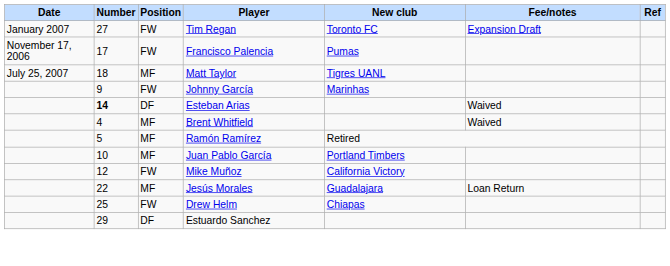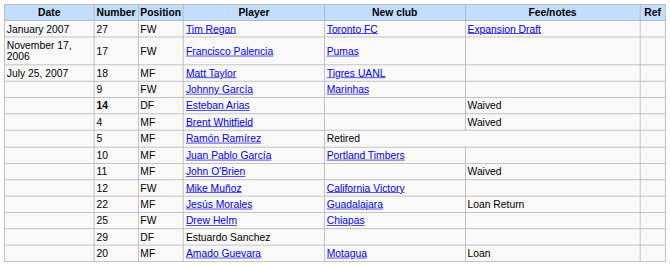+ row: (216, 172)
+ row: (224, 253)
